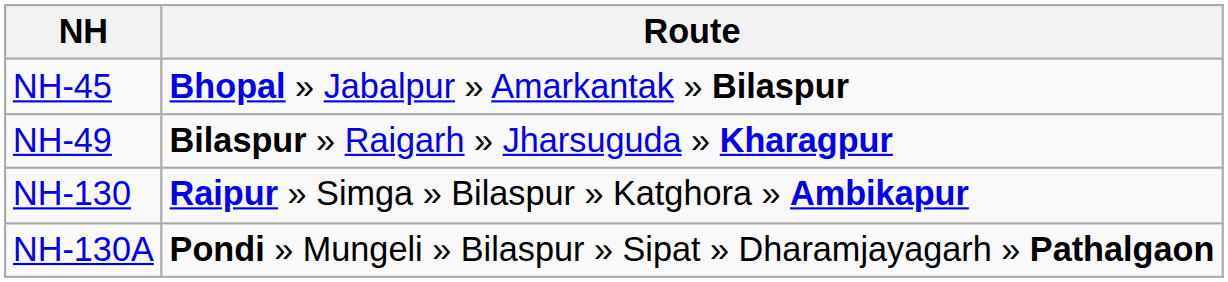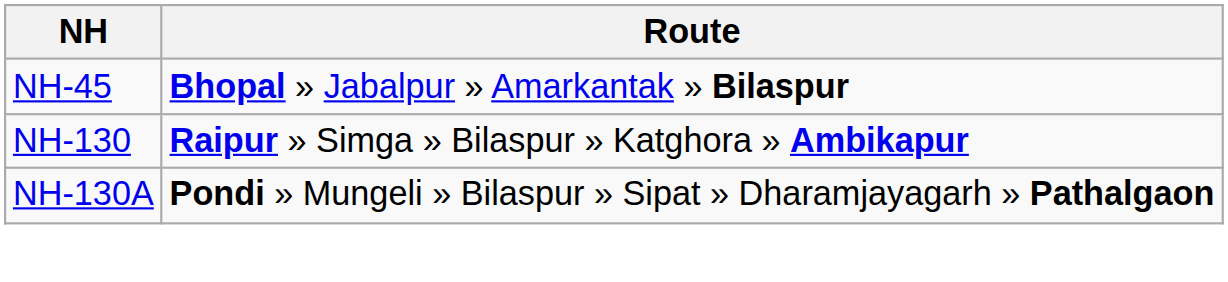- row: (62, 140)
